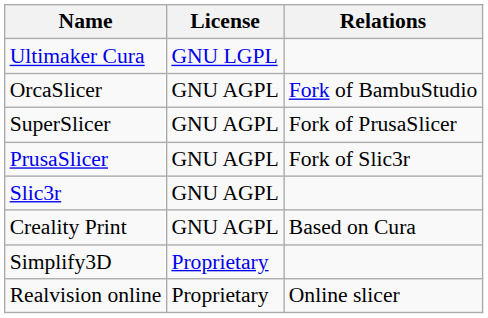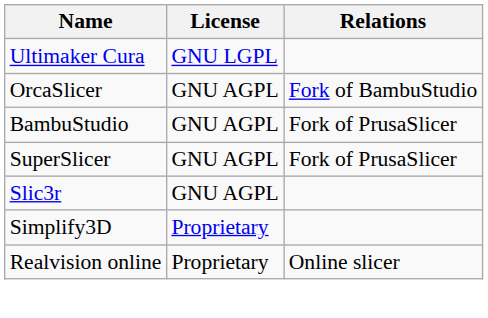+ row: (69, 124)
- row: (59, 158)
- row: (68, 227)
